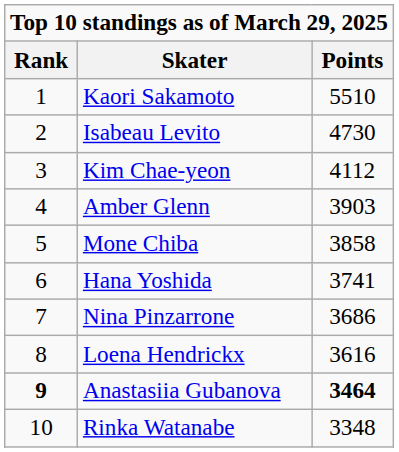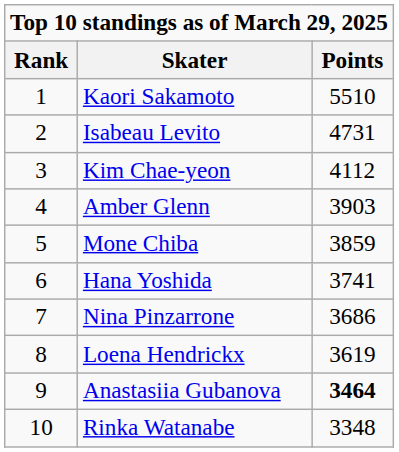(352, 133) 4730 -> (352, 133) 4731
(352, 243) 3858 -> (352, 243) 3859
(352, 354) 3616 -> (352, 354) 3619
(41, 390) bold -> (41, 390) normal
